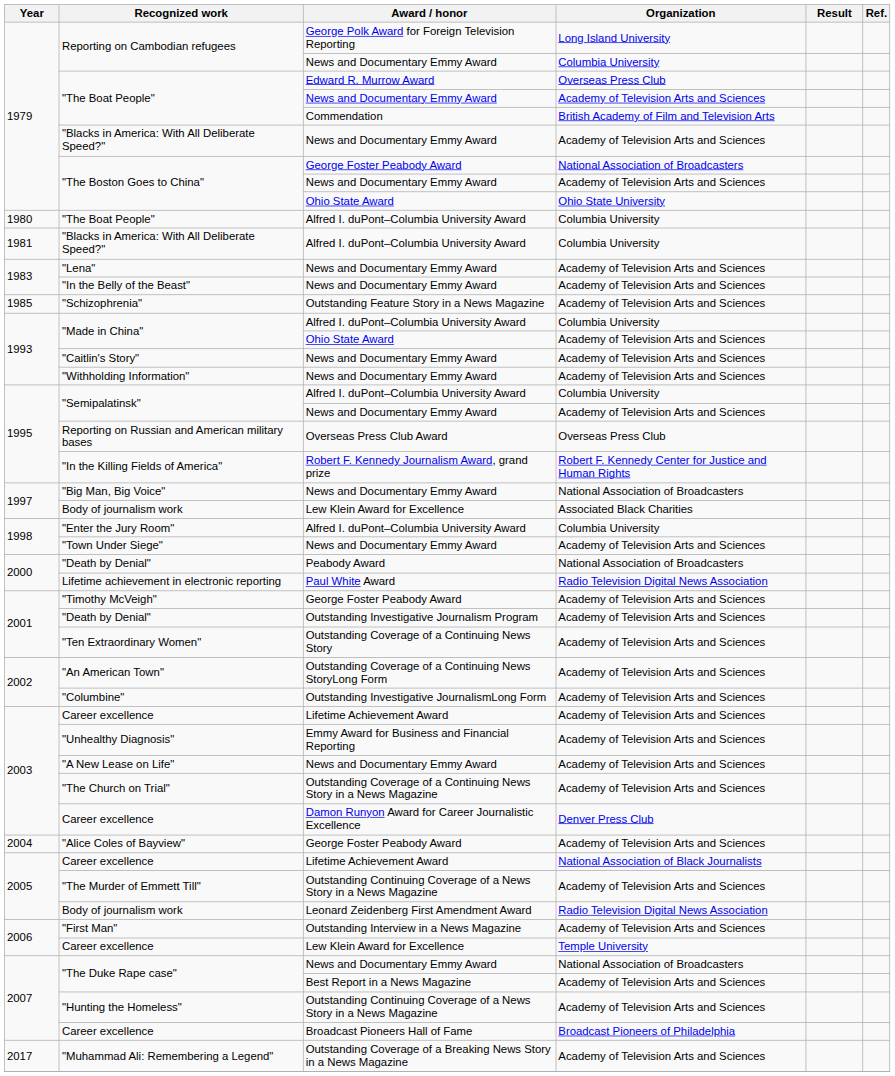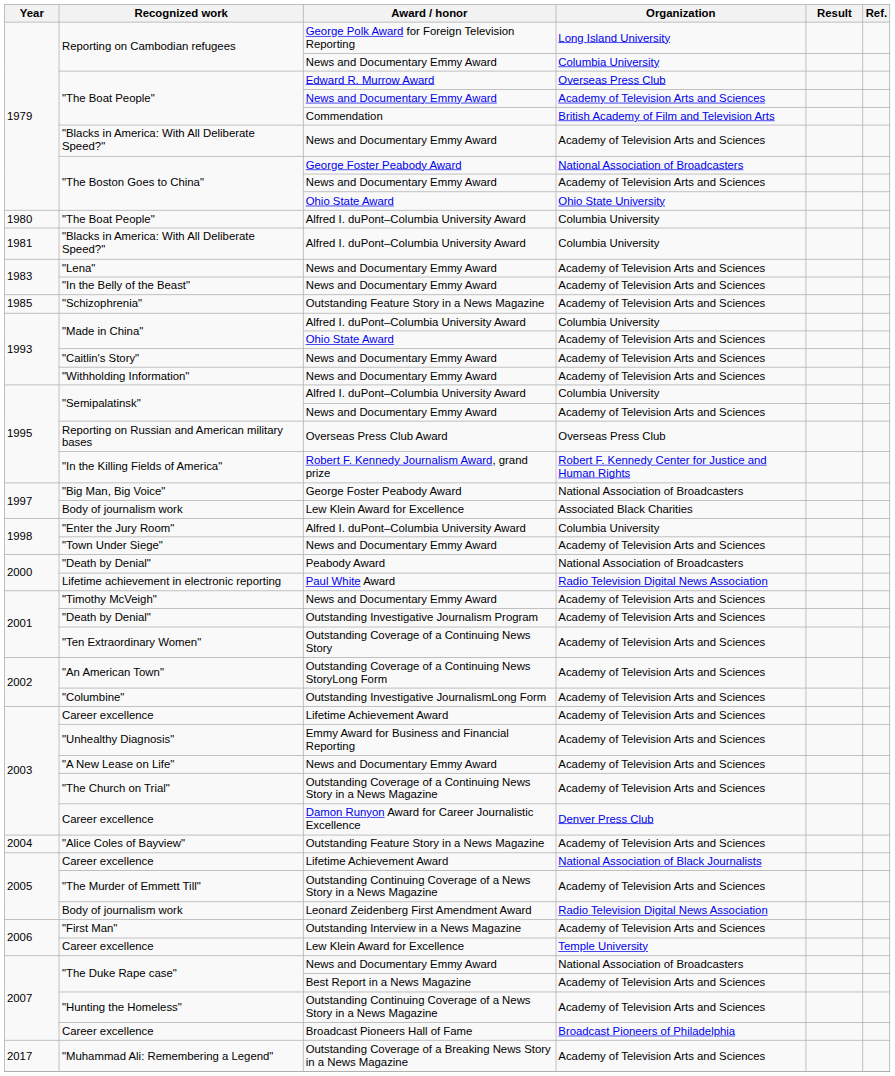(401, 491) News and Documentary Emmy Award -> (384, 491) George Foster Peabody Award
(384, 599) George Foster Peabody Award -> (401, 599) News and Documentary Emmy Award
(384, 843) George Foster Peabody Award -> (425, 843) Outstanding Feature Story in a News Magazine
